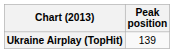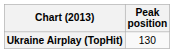(147, 40) 139 -> (147, 40) 130
